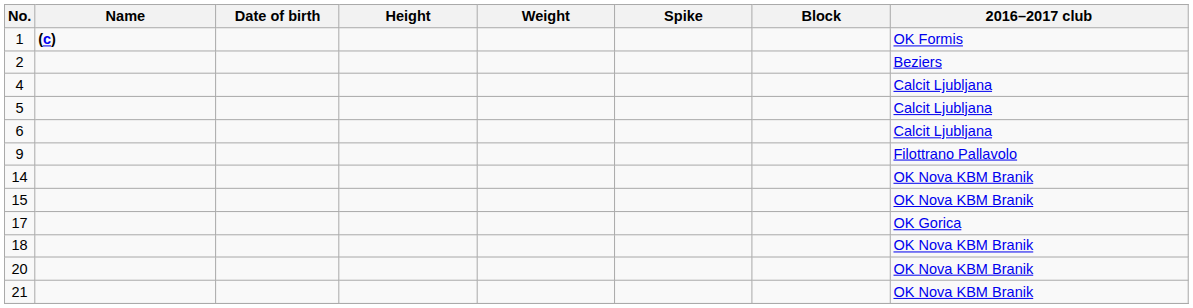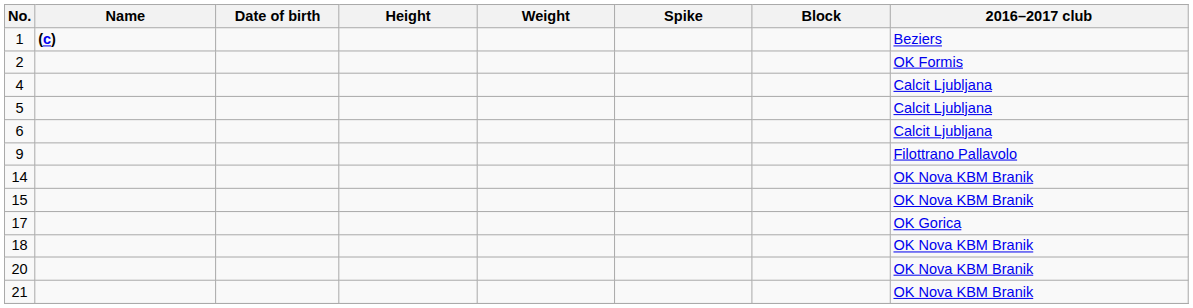(928, 39) OK Formis -> (918, 39) Beziers
(918, 62) Beziers -> (928, 62) OK Formis
